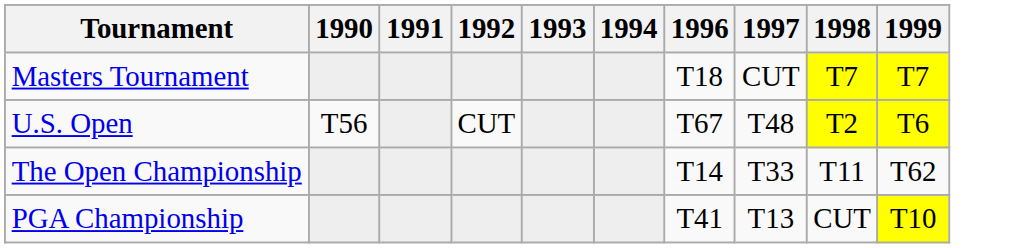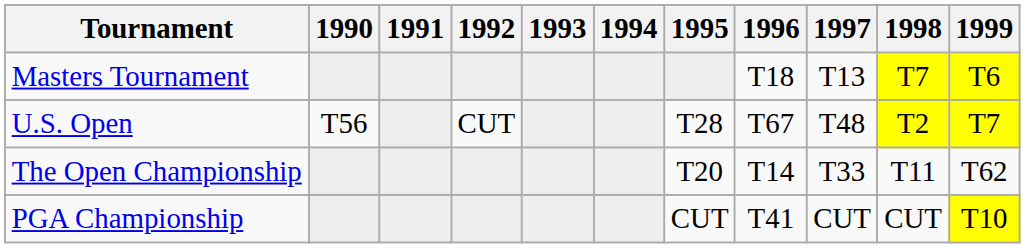+ column: (700, 28)
(771, 76) CUT -> (842, 76) T13
(913, 76) T7 -> (984, 76) T6
(913, 123) T6 -> (984, 123) T7
(771, 218) T13 -> (842, 218) CUT
